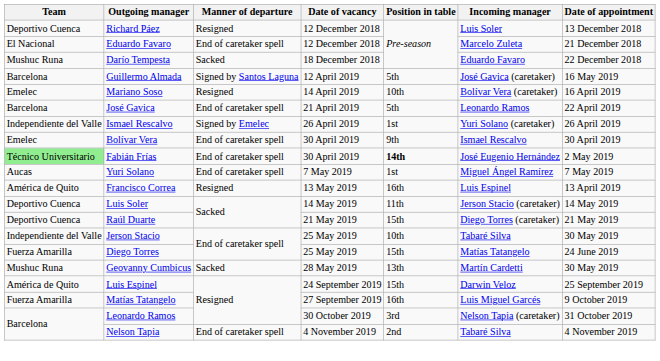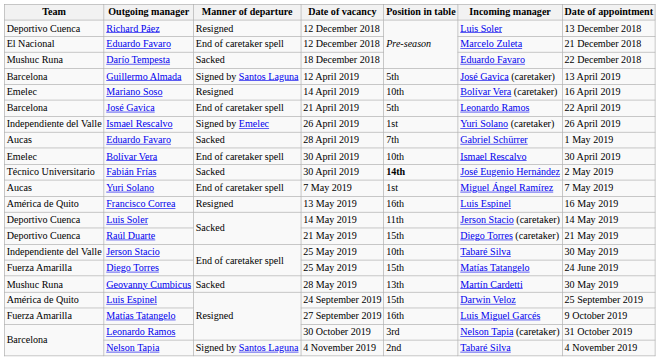(591, 76) 16 May 2019 -> (593, 76) 13 April 2019
+ row: (139, 140)
(393, 140) 9th -> (395, 156) 10th
(51, 156) lightgreen background -> (51, 172) no background
(240, 156) End of caretaker spell -> (210, 172) Sacked
(593, 188) 13 April 2019 -> (591, 204) 16 May 2019
(240, 332) End of caretaker spell -> (247, 348) Signed by Santos Laguna
